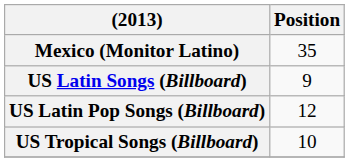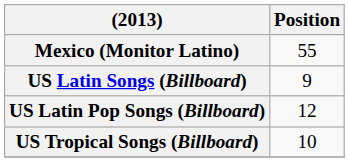(307, 50) 35 -> (307, 50) 55
